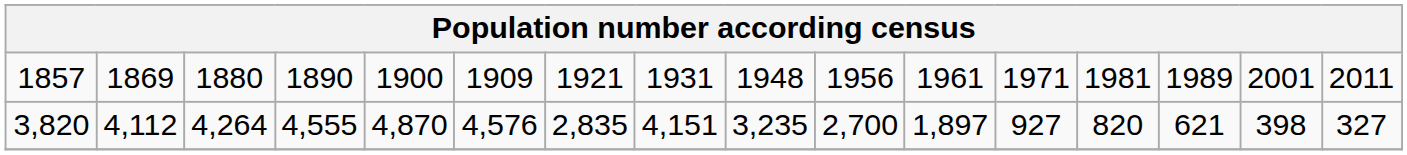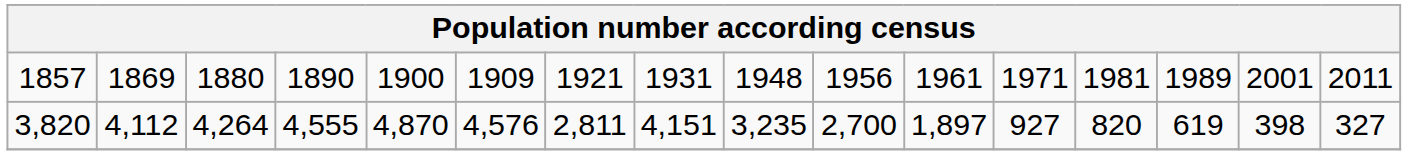(590, 125) 2,835 -> (590, 125) 2,811
(1199, 125) 621 -> (1198, 125) 619
